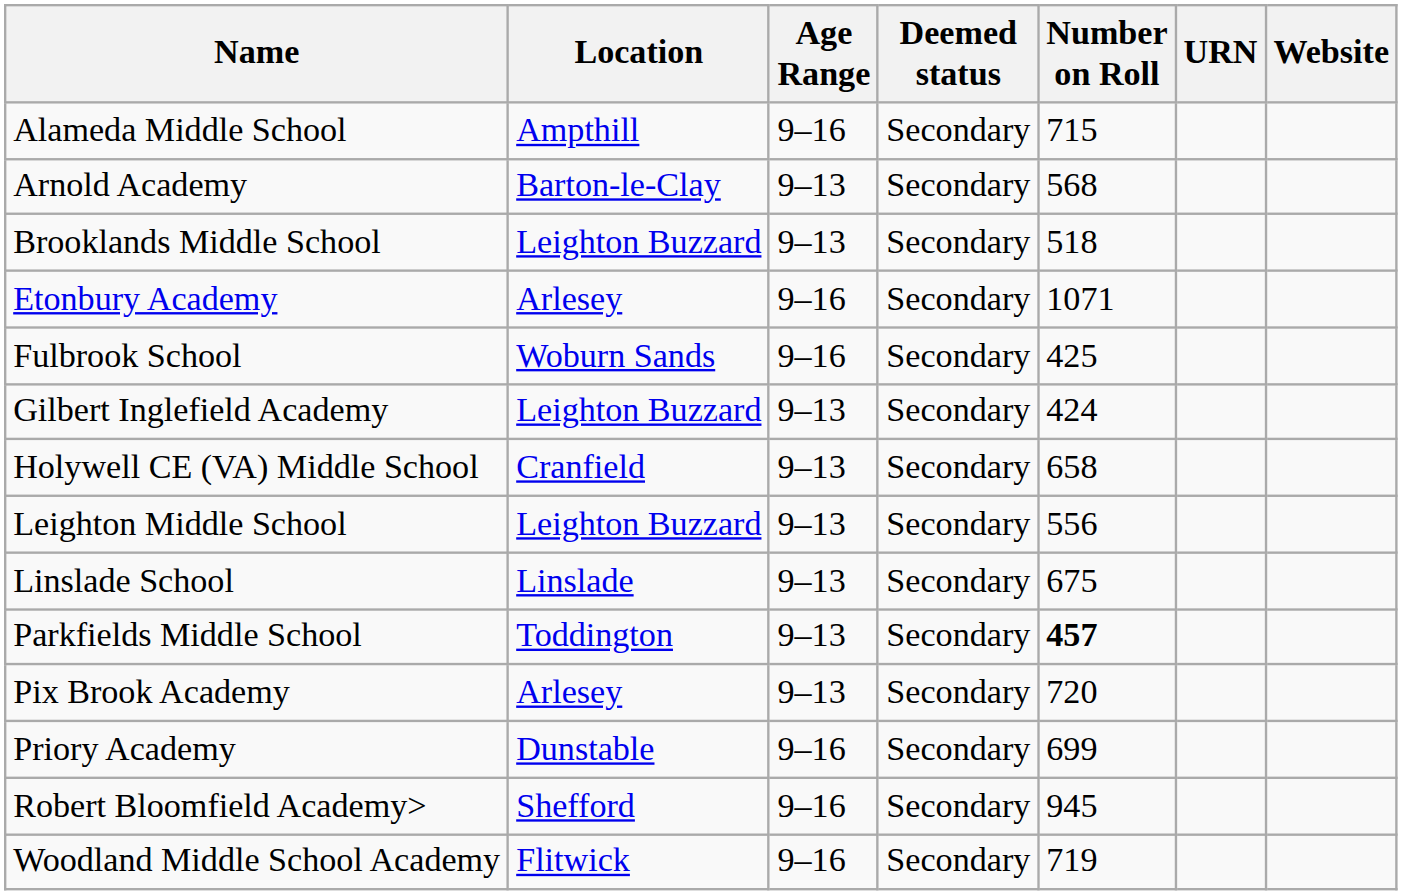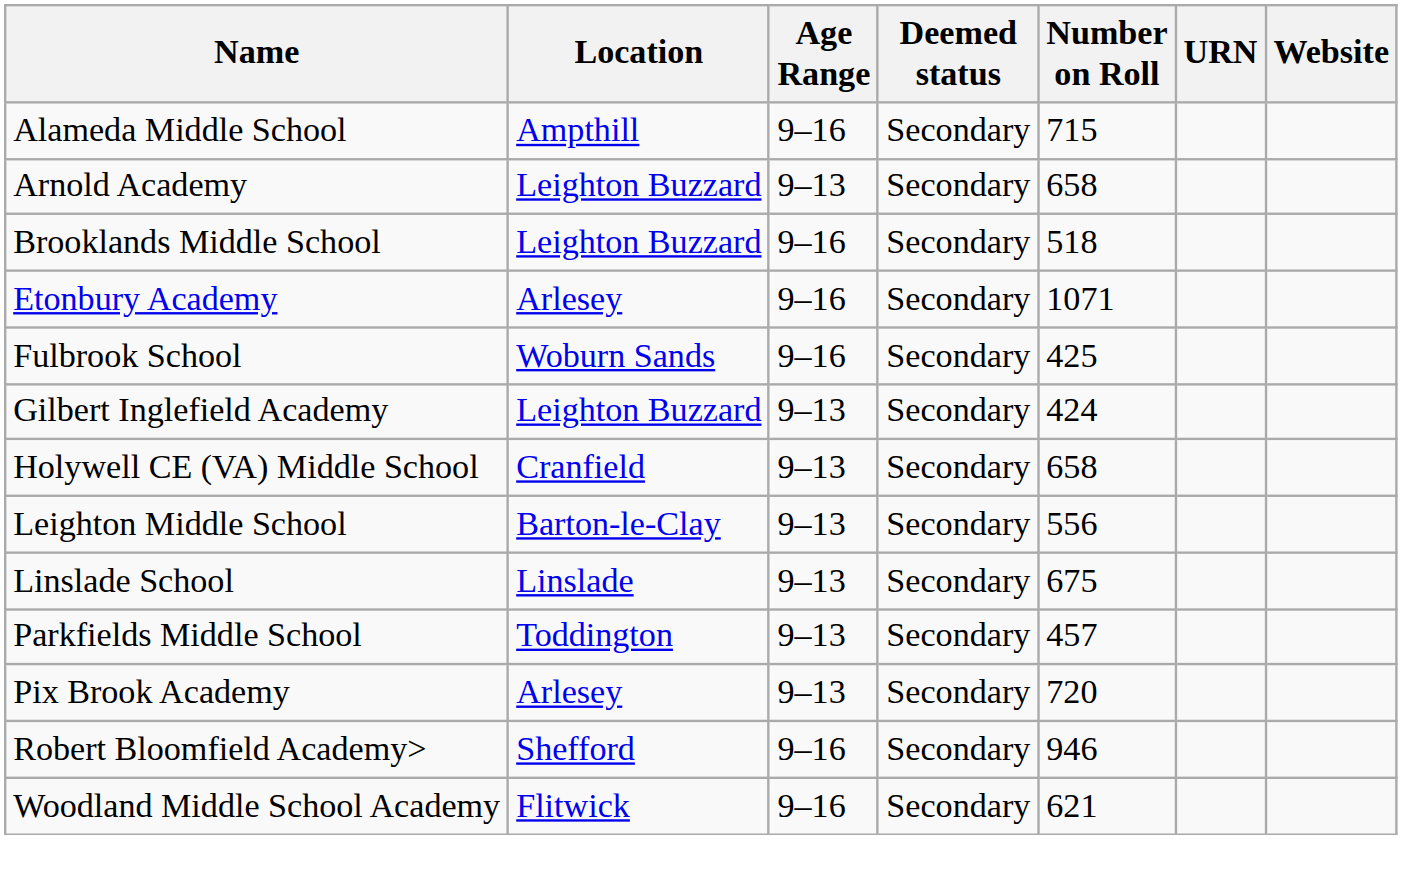(618, 185) Barton-le-Clay -> (639, 185) Leighton Buzzard
(1072, 185) 568 -> (1072, 185) 658
(812, 242) 9–13 -> (812, 242) 9–16
(639, 523) Leighton Buzzard -> (618, 523) Barton-le-Clay
(1072, 636) bold -> (1072, 636) normal
- row: (124, 748)
(1072, 805) 945 -> (1072, 748) 946
(1072, 861) 719 -> (1072, 805) 621
